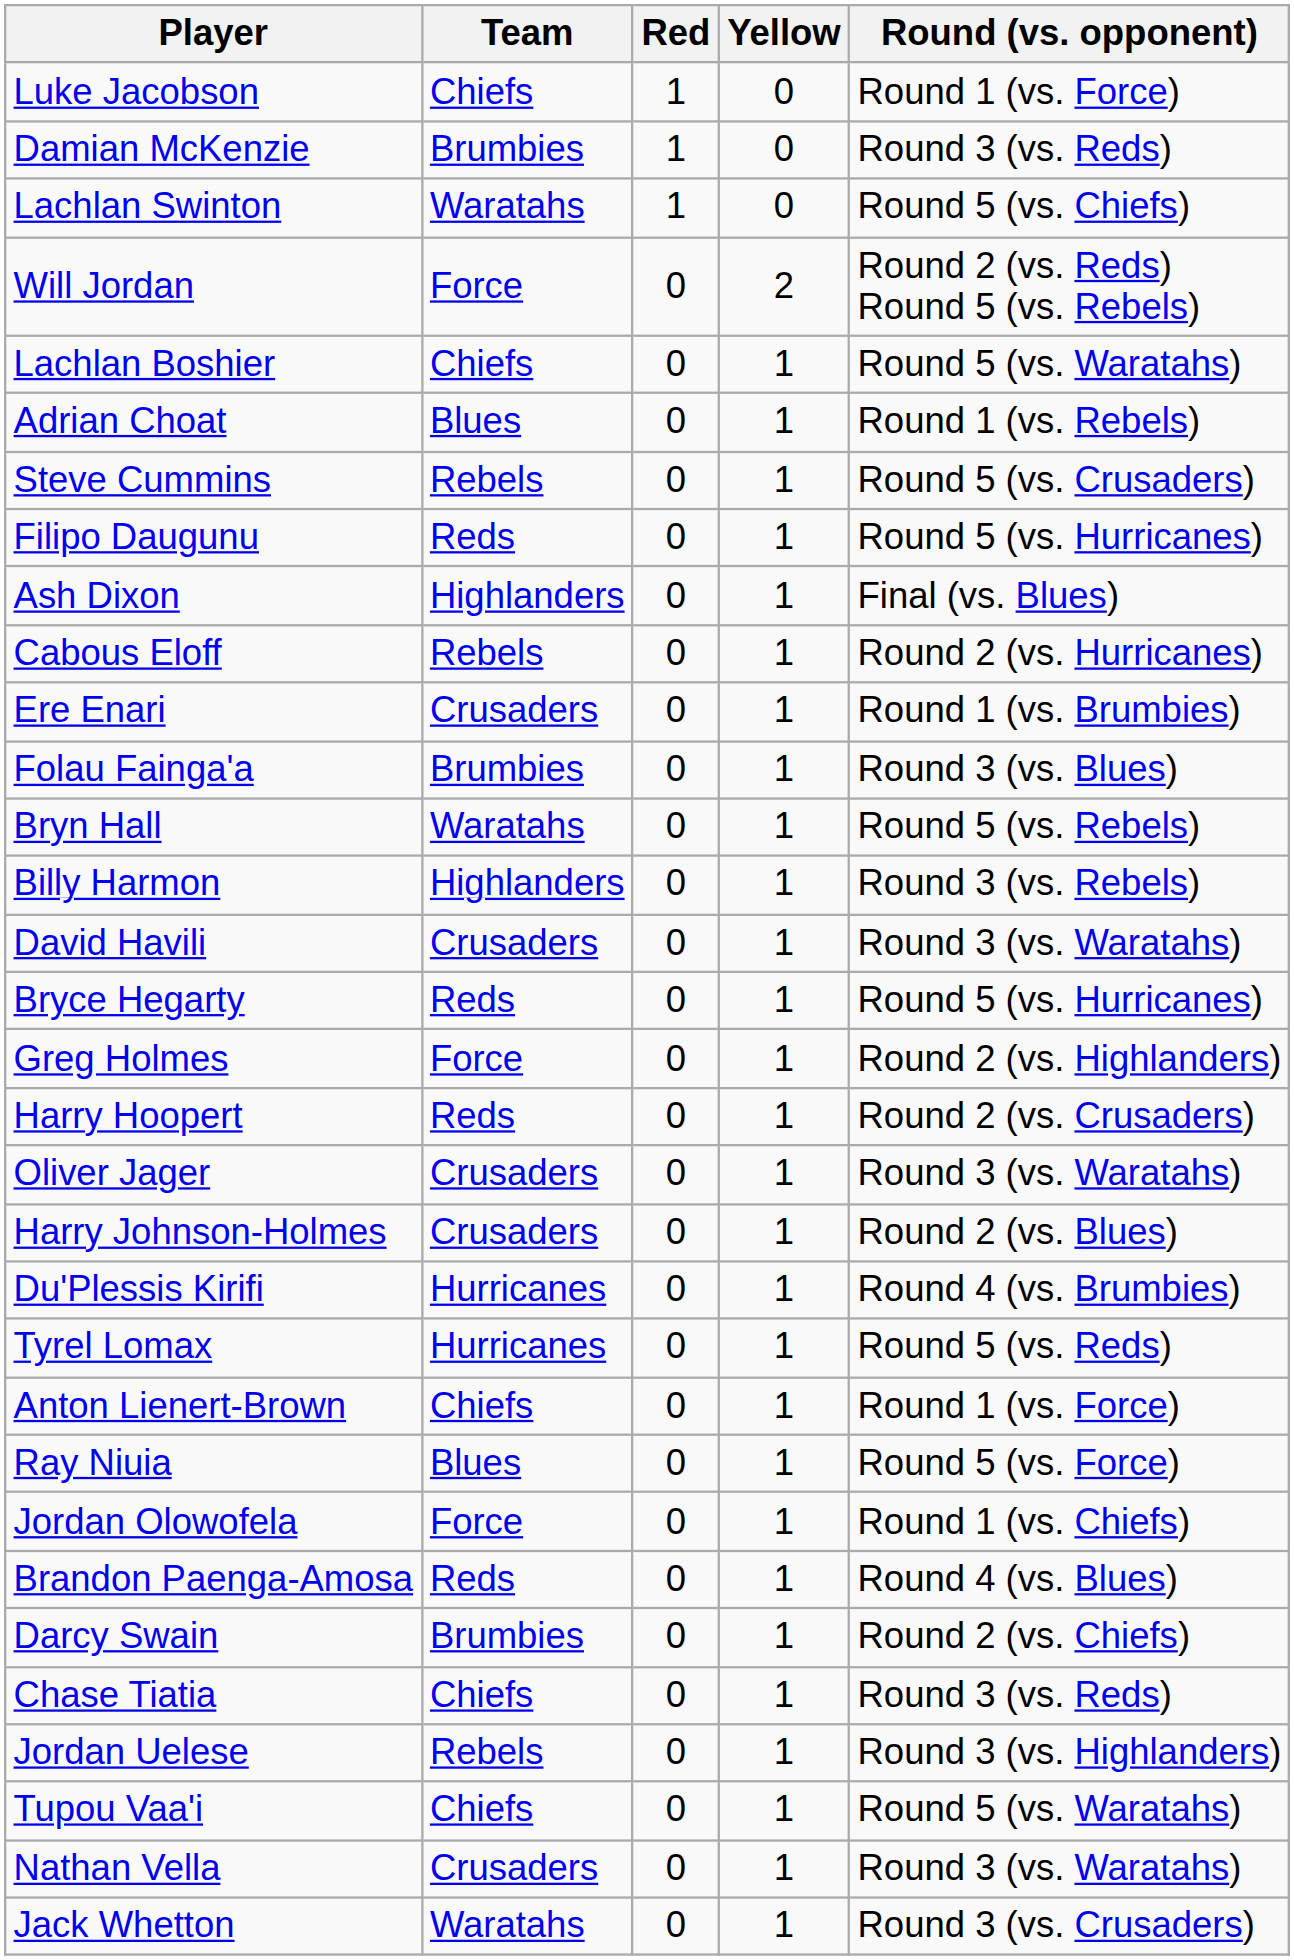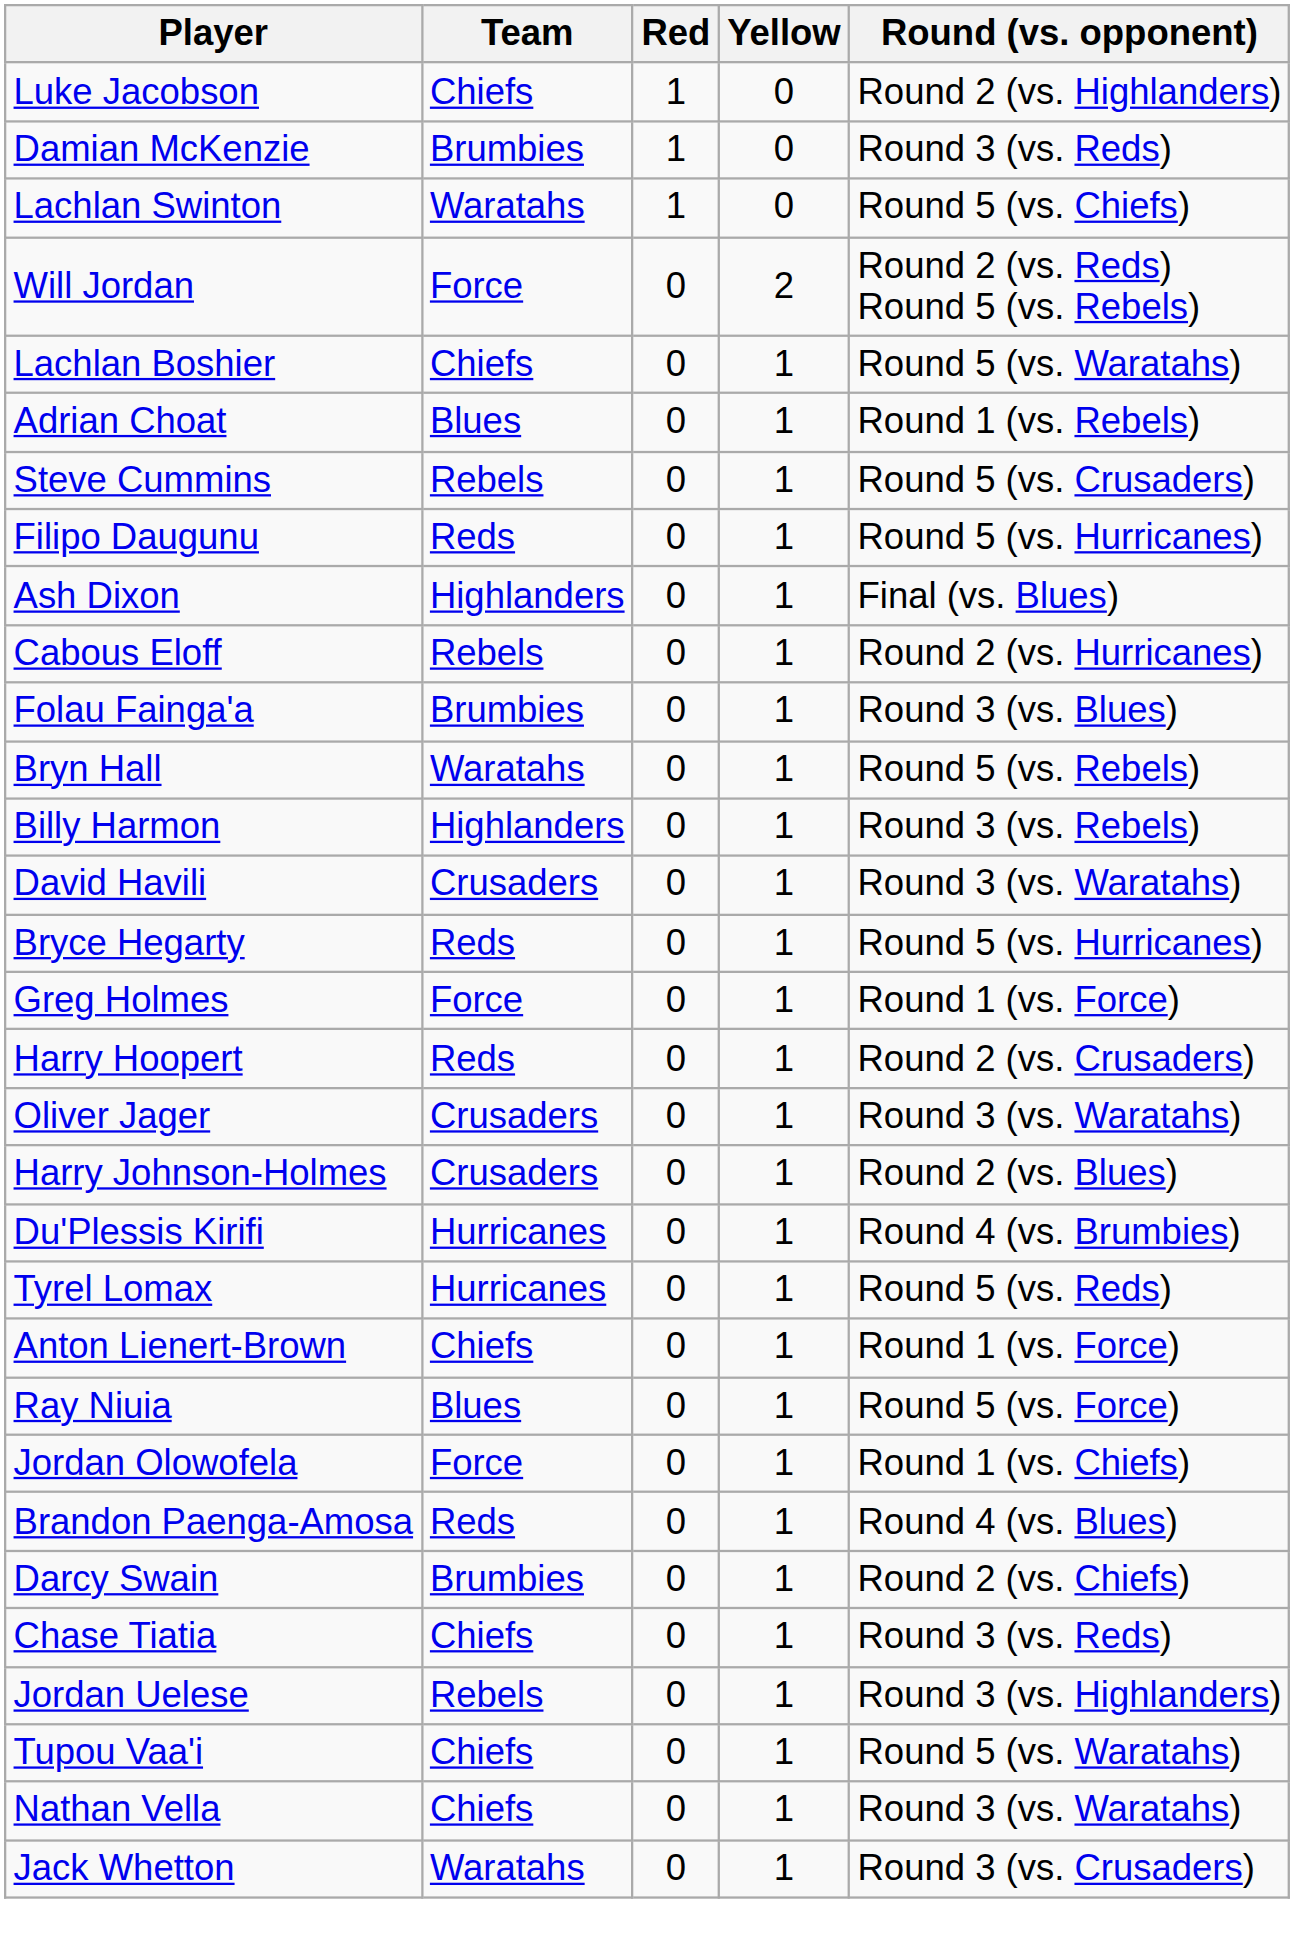(1019, 91) Round 1 (vs. Force) -> (1069, 91) Round 2 (vs. Highlanders)
- row: (90, 710)
(1069, 1058) Round 2 (vs. Highlanders) -> (1019, 1000) Round 1 (vs. Force)
(514, 1867) Crusaders -> (482, 1810) Chiefs
